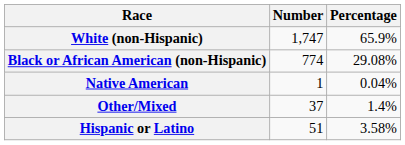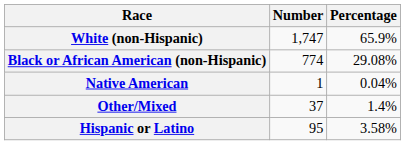(316, 128) 51 -> (316, 128) 95
